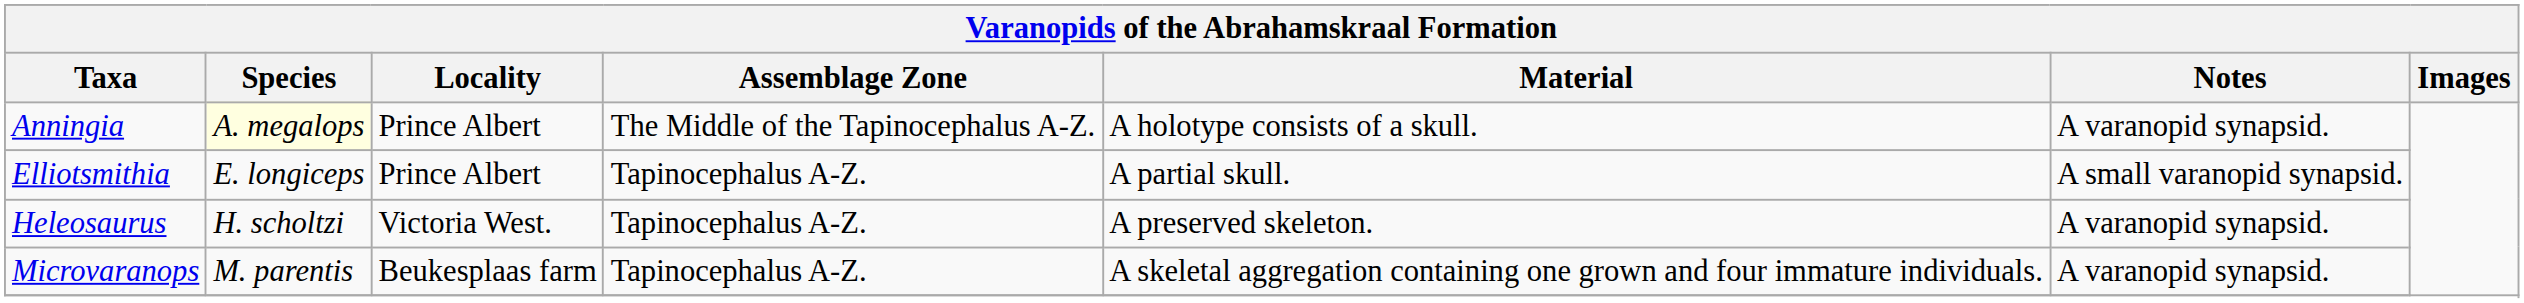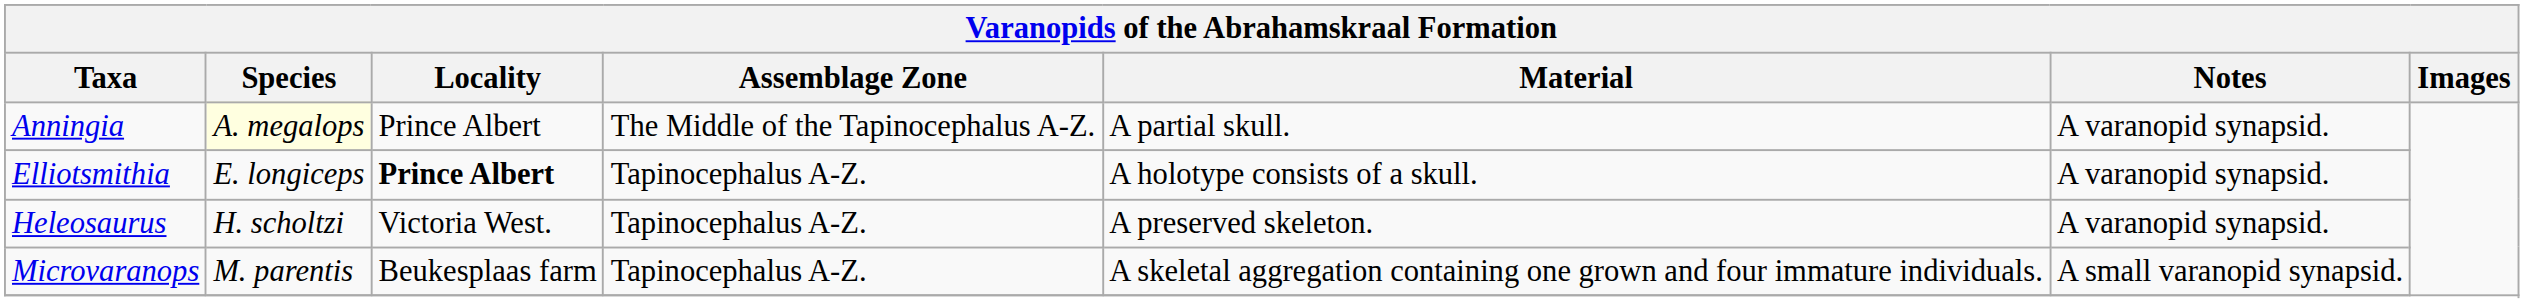(1294, 125) A holotype consists of a skull. -> (1200, 125) A partial skull.
(460, 174) normal -> (466, 174) bold
(1200, 174) A partial skull. -> (1294, 174) A holotype consists of a skull.
(2230, 174) A small varanopid synapsid. -> (2193, 174) A varanopid synapsid.
(2193, 271) A varanopid synapsid. -> (2230, 271) A small varanopid synapsid.
